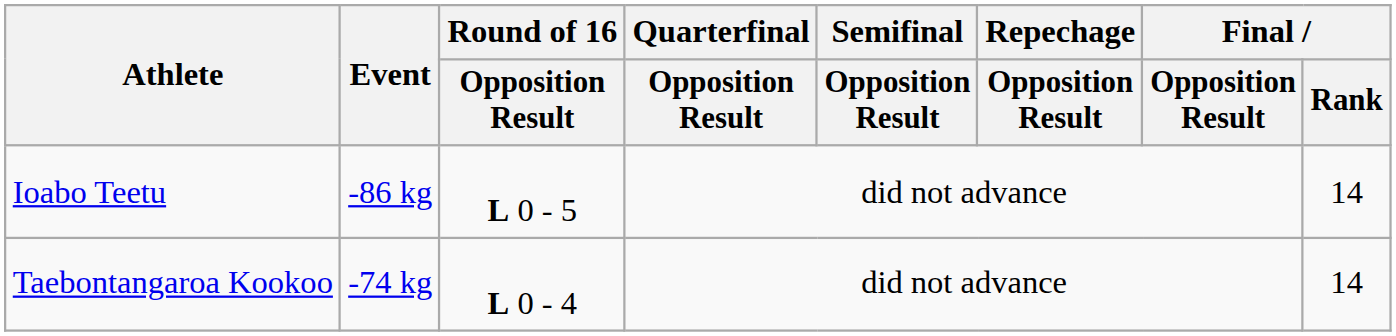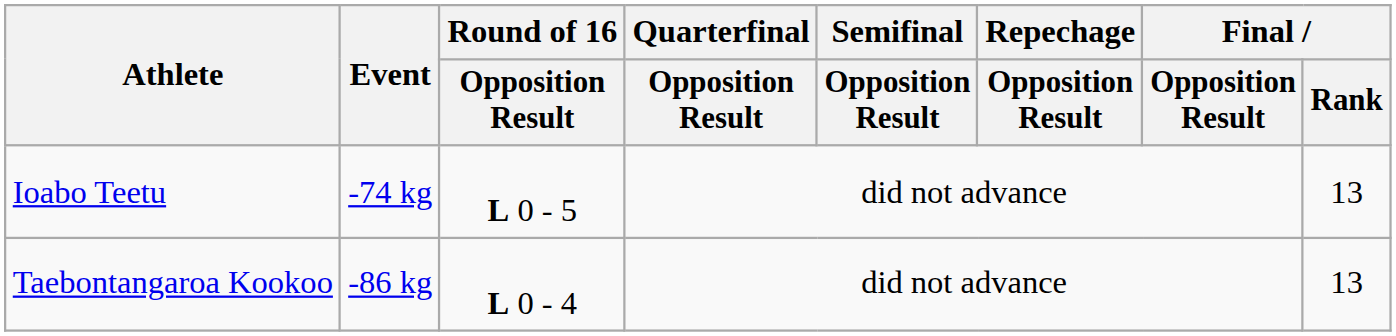(390, 191) -86 kg -> (390, 191) -74 kg
(1347, 191) 14 -> (1347, 191) 13
(390, 283) -74 kg -> (390, 283) -86 kg
(1347, 283) 14 -> (1347, 283) 13
